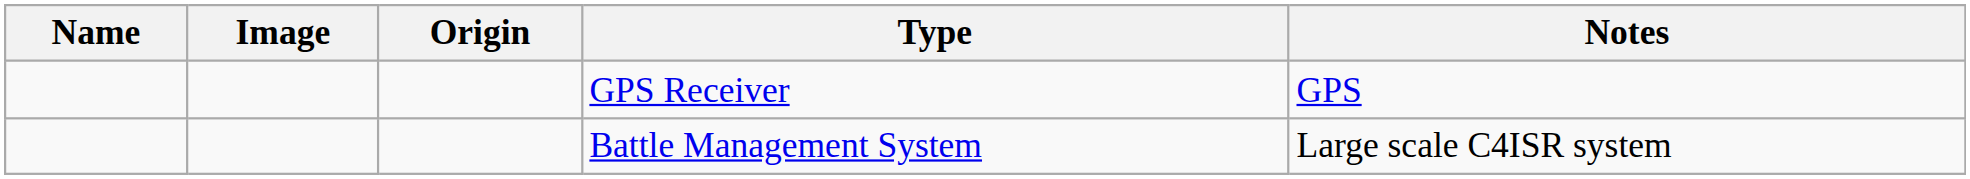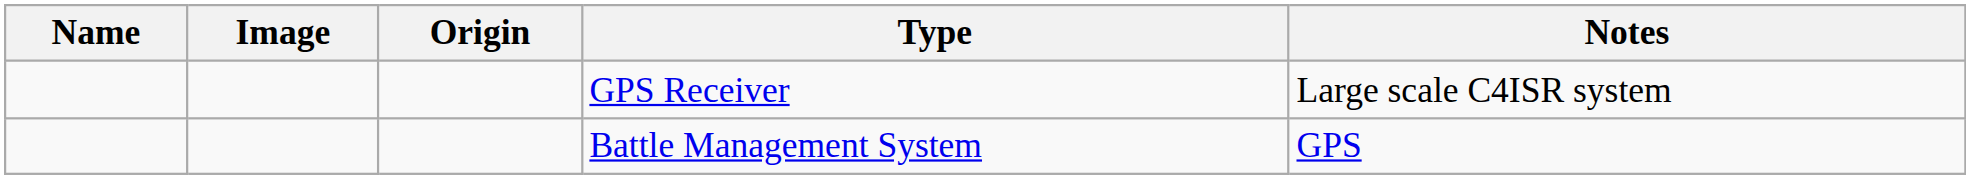(1329, 88) GPS -> (1484, 88) Large scale C4ISR system
(1484, 145) Large scale C4ISR system -> (1329, 145) GPS
